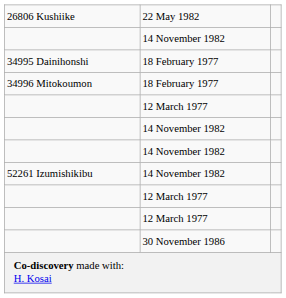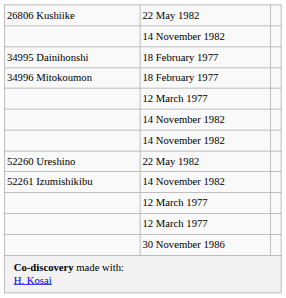+ row: (41, 161)
